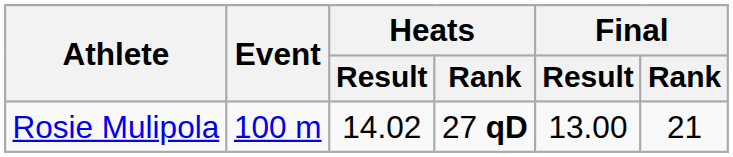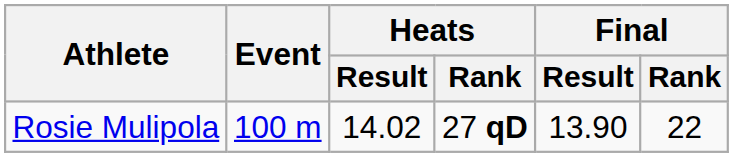(588, 127) 13.00 -> (588, 127) 13.90
(684, 127) 21 -> (684, 127) 22
